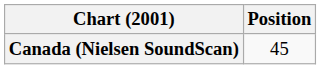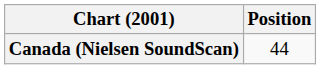(279, 48) 45 -> (279, 48) 44
